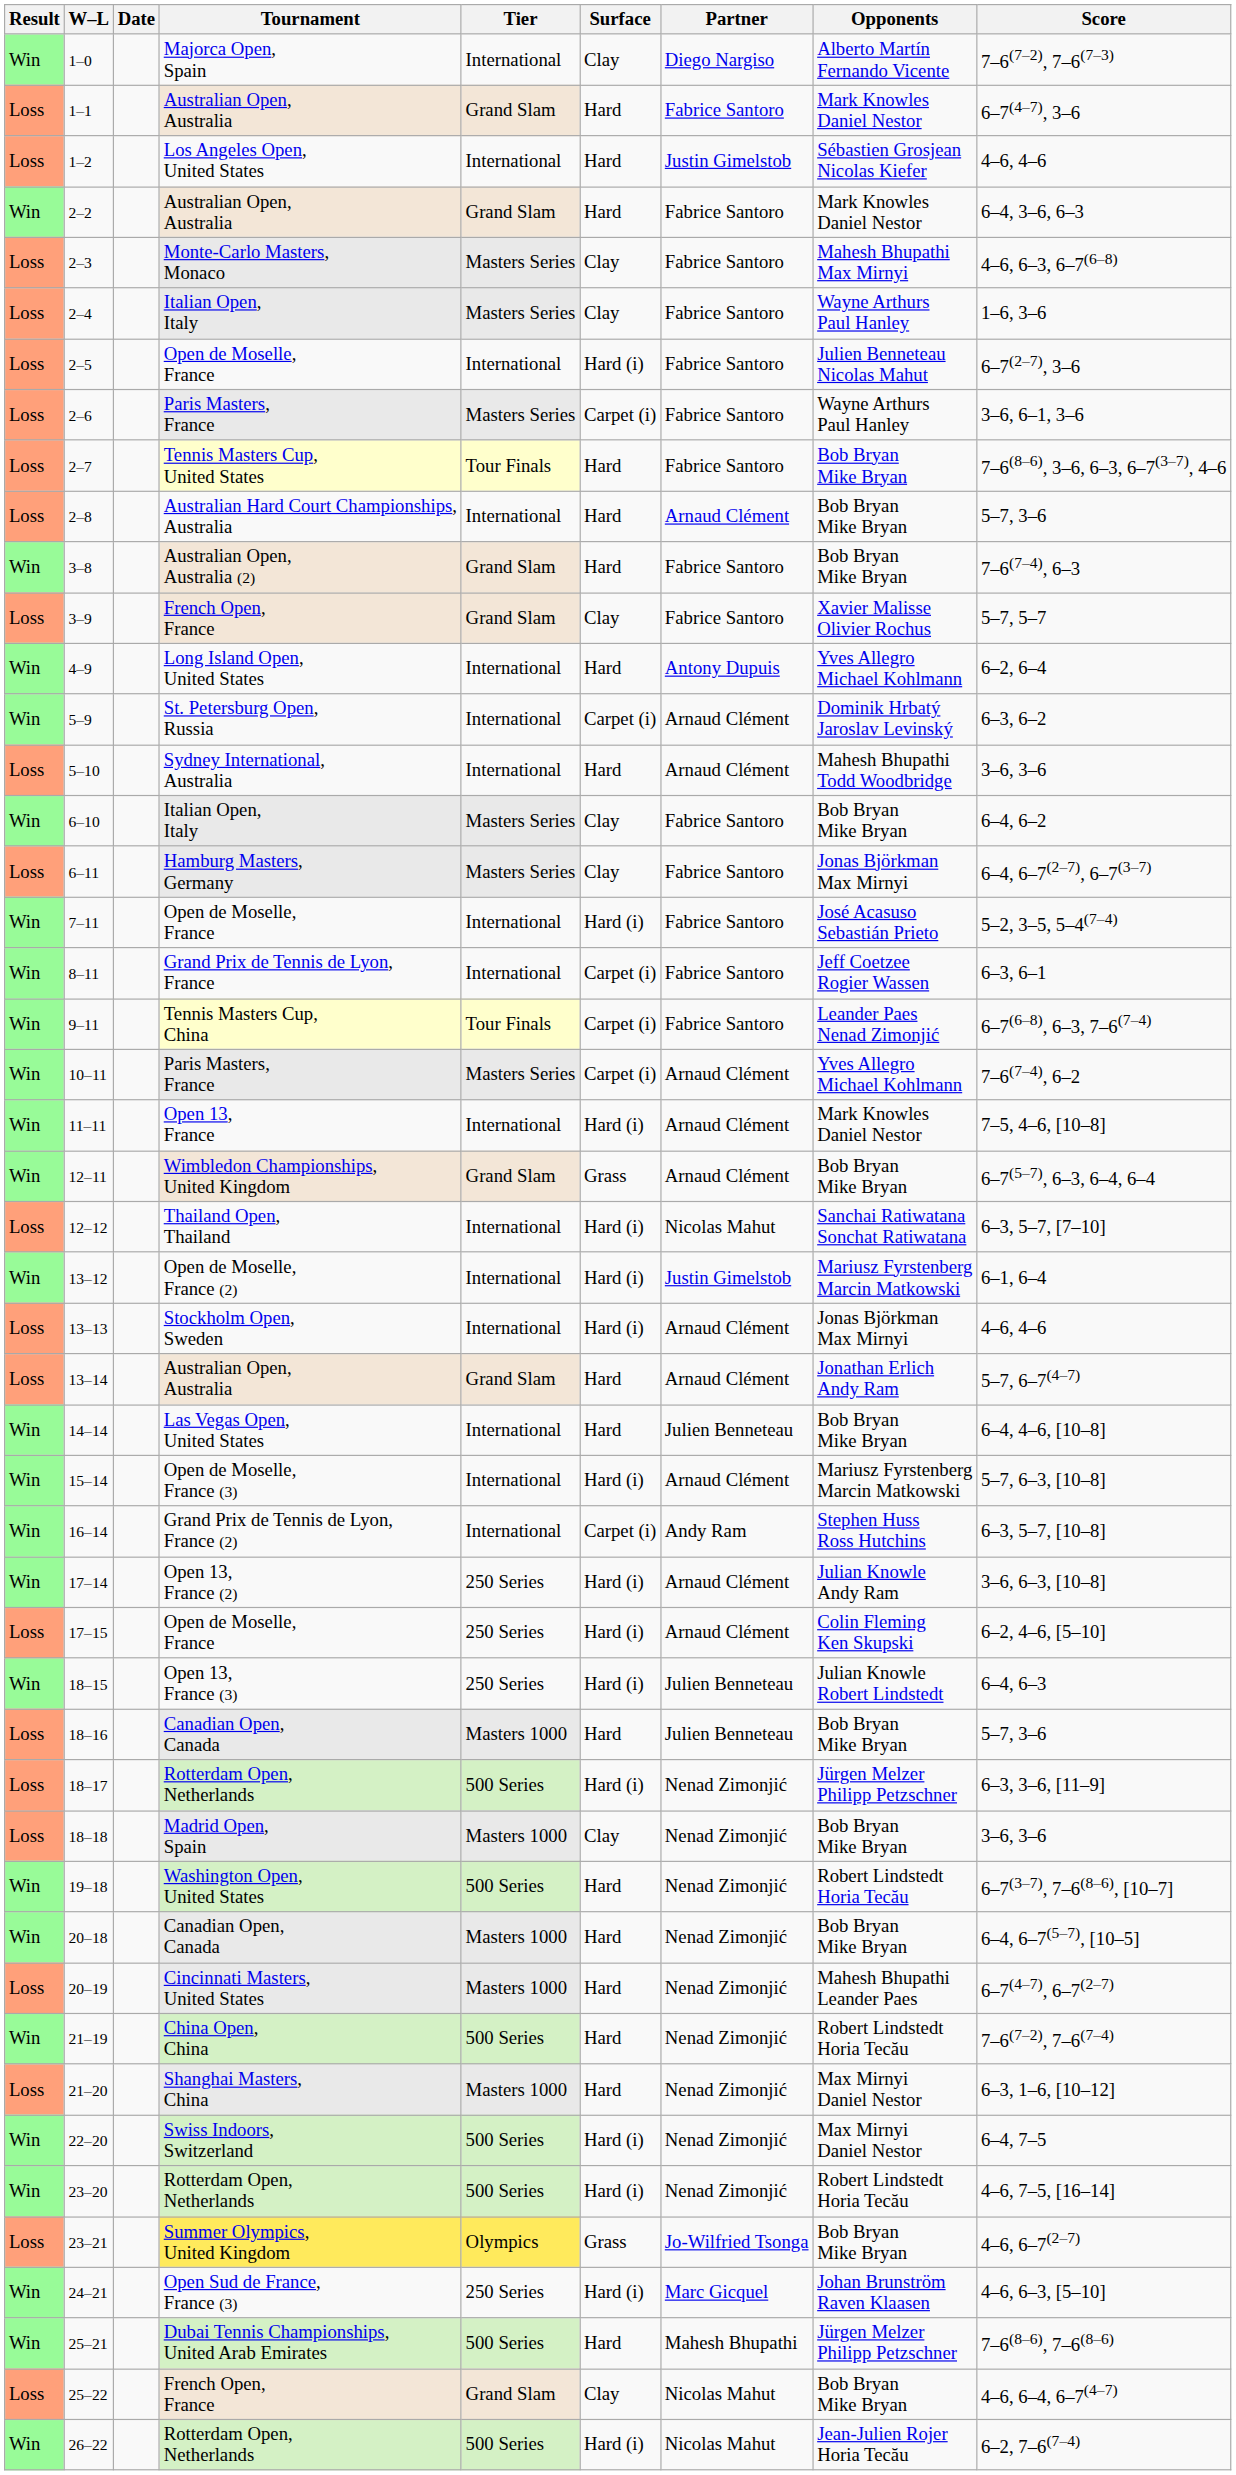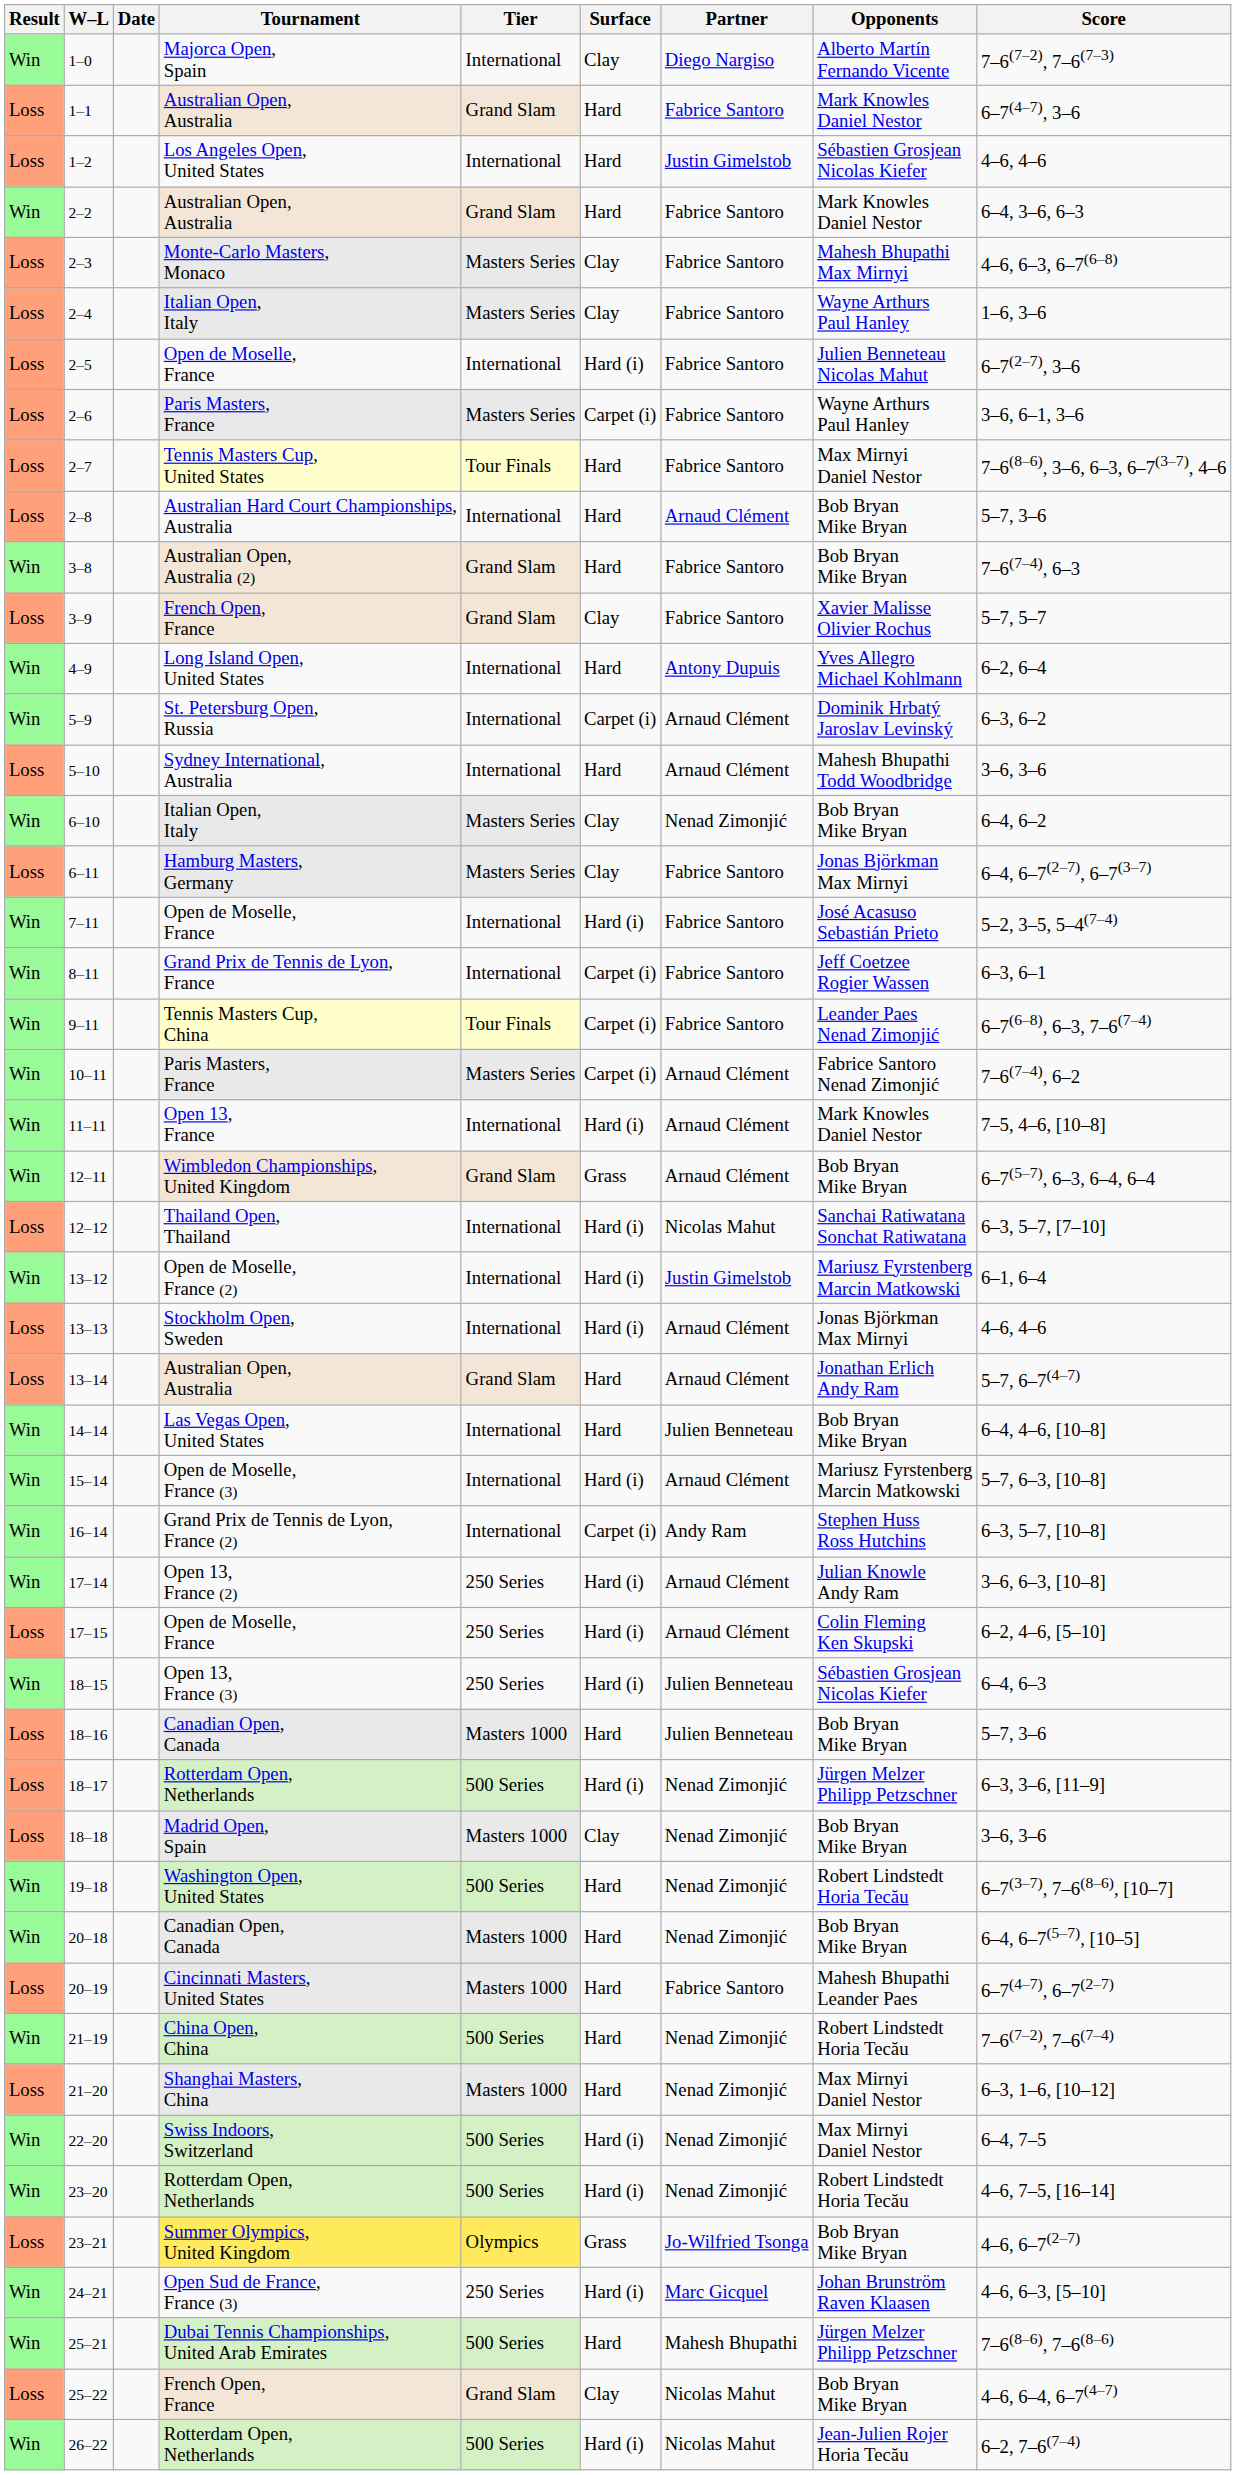(862, 465) Bob Bryan Mike Bryan -> (869, 465) Max Mirnyi Daniel Nestor
(724, 820) Fabrice Santoro -> (726, 820) Nenad Zimonjić
(890, 1074) Yves Allegro Michael Kohlmann -> (878, 1074) Fabrice Santoro Nenad Zimonjić
(880, 1683) Julian Knowle Robert Lindstedt -> (889, 1683) Sébastien Grosjean Nicolas Kiefer
(726, 1988) Nenad Zimonjić -> (724, 1988) Fabrice Santoro
